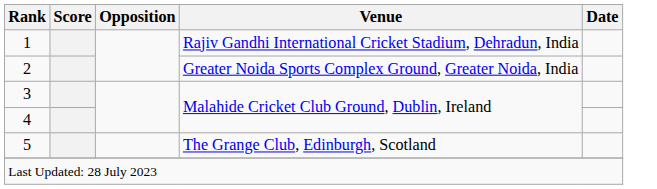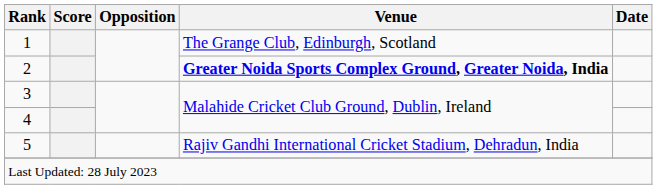(381, 42) Rajiv Gandhi International Cricket Stadium, Dehradun, India -> (309, 42) The Grange Club, Edinburgh, Scotland
(381, 68) normal -> (396, 68) bold
(309, 145) The Grange Club, Edinburgh, Scotland -> (381, 145) Rajiv Gandhi International Cricket Stadium, Dehradun, India
